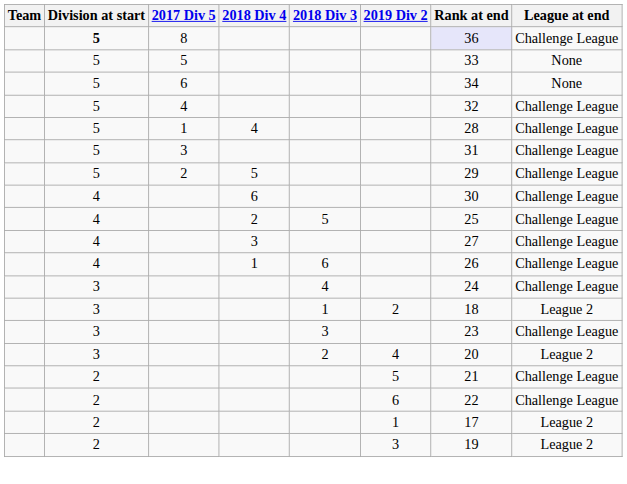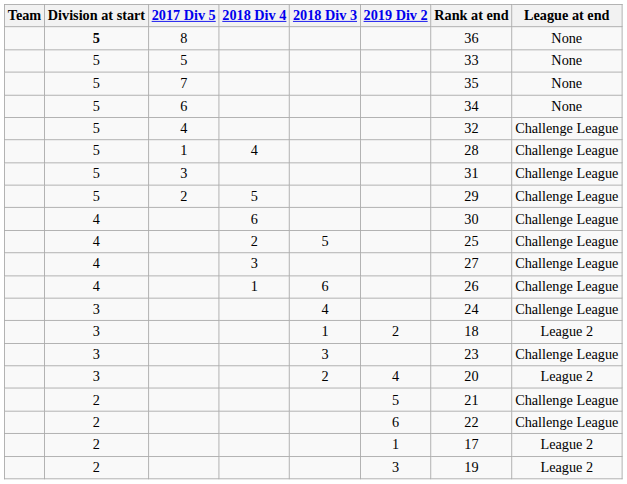(471, 38) lavender background -> (471, 38) no background
(567, 38) Challenge League -> (567, 38) None
+ row: (184, 83)
